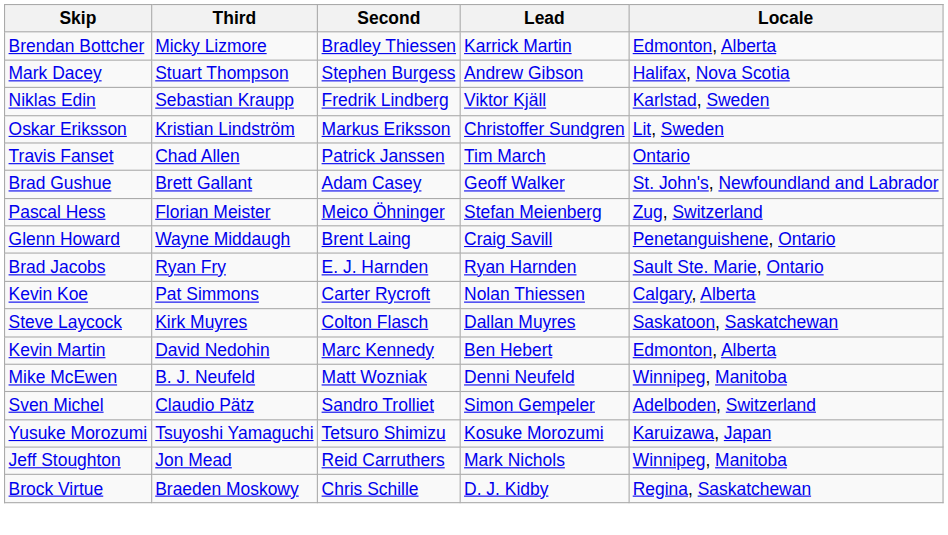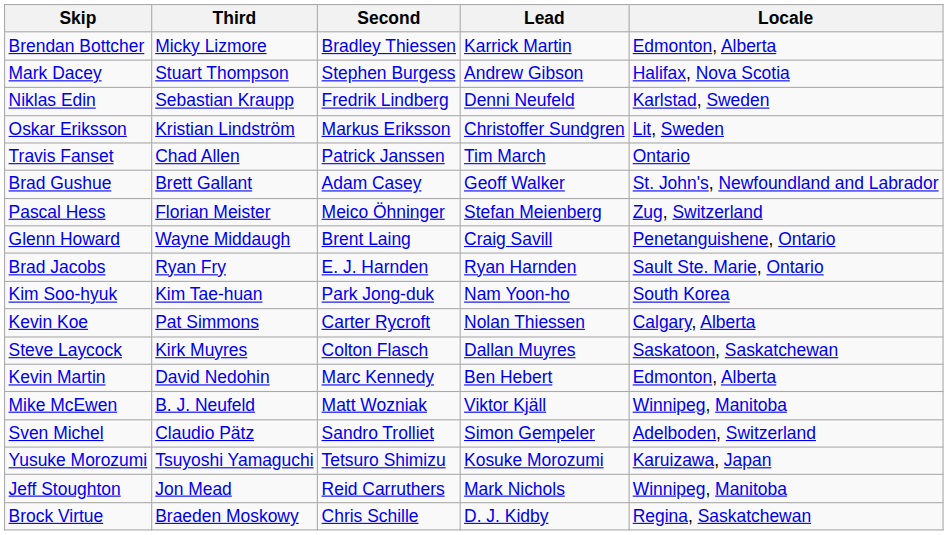(505, 101) Viktor Kjäll -> (519, 101) Denni Neufeld
+ row: (63, 294)
(519, 377) Denni Neufeld -> (505, 405) Viktor Kjäll
